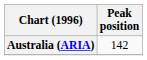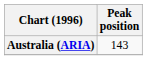(120, 45) 142 -> (120, 45) 143
